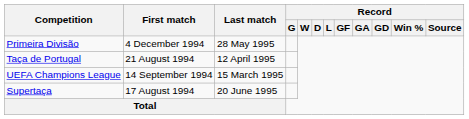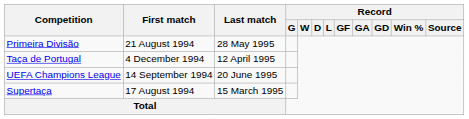(165, 43) 4 December 1994 -> (160, 43) 21 August 1994
(160, 59) 21 August 1994 -> (165, 59) 4 December 1994
(250, 75) 15 March 1995 -> (247, 75) 20 June 1995
(247, 91) 20 June 1995 -> (250, 91) 15 March 1995
